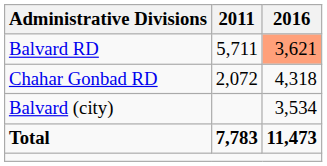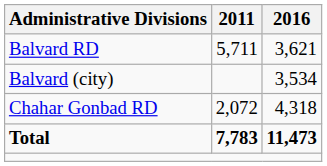(296, 49) lightsalmon background -> (296, 49) no background
rows swapped: (83, 78) <-> (61, 108)
